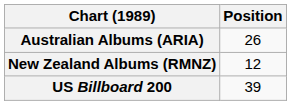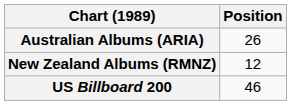(253, 87) 39 -> (253, 87) 46
